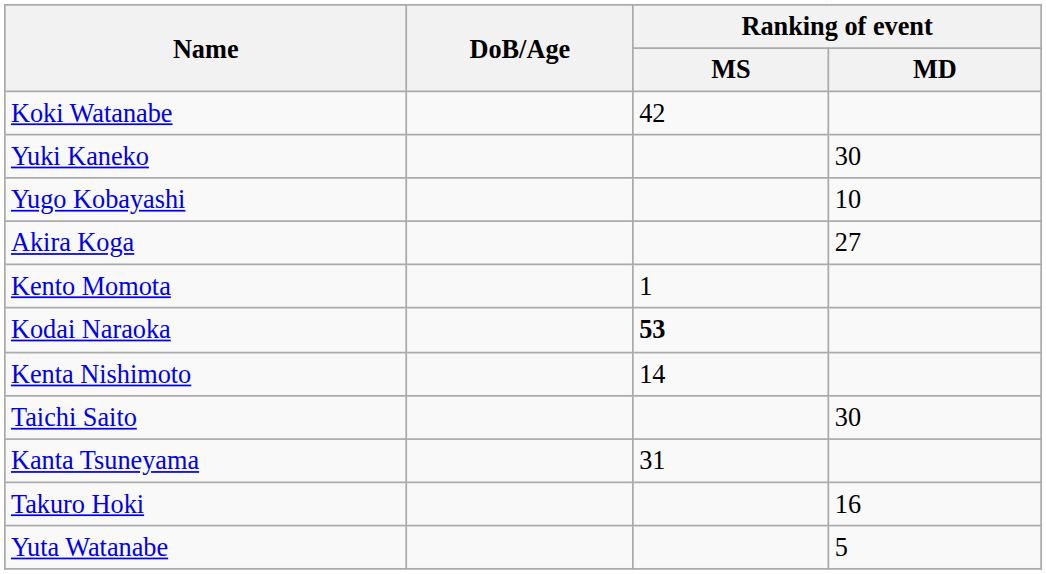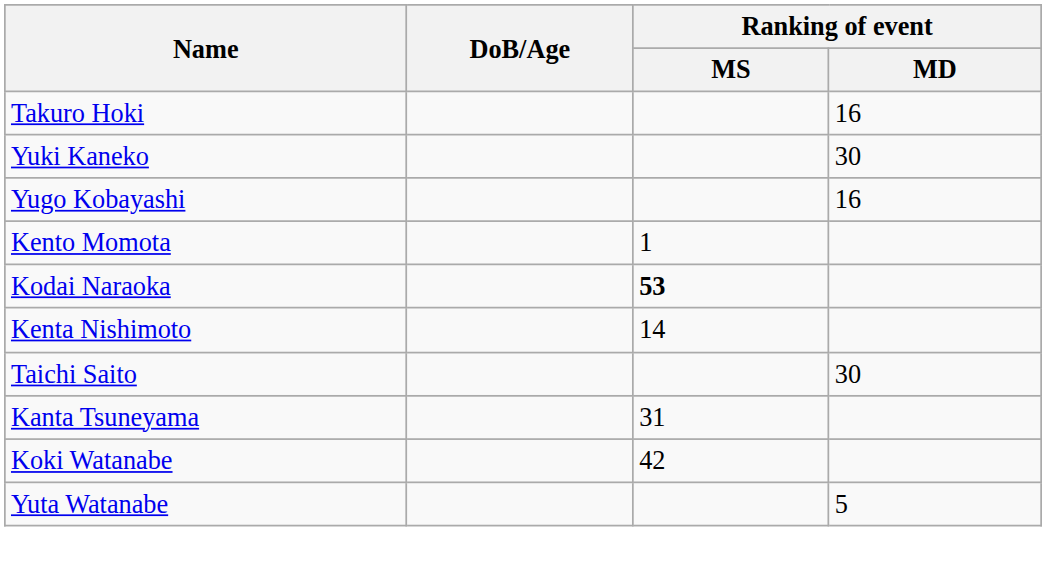rows swapped: (78, 503) <-> (92, 113)
(848, 199) 10 -> (848, 199) 16
- row: (73, 243)
